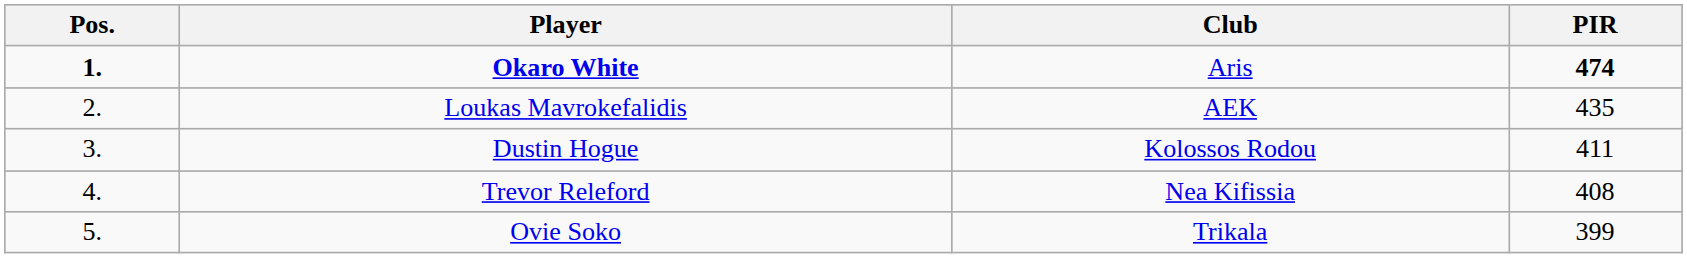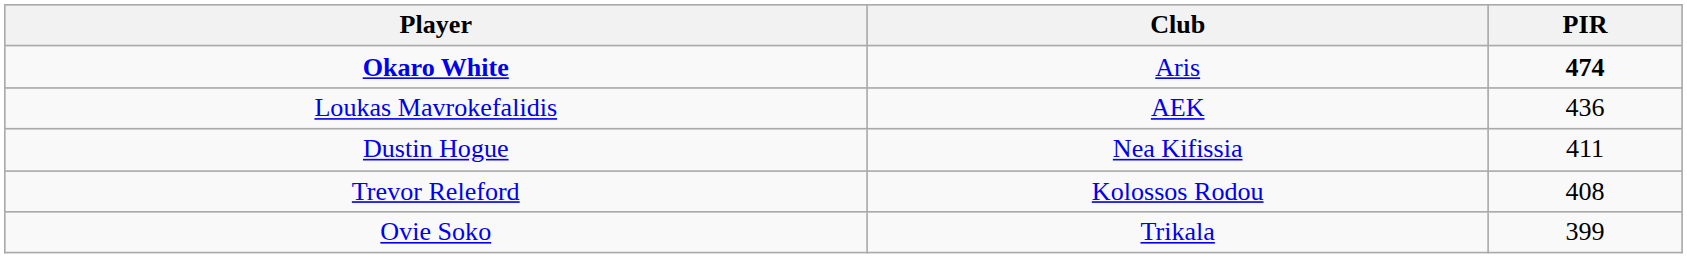- column: (92, 25)
(1595, 107) 435 -> (1585, 107) 436
(1230, 149) Kolossos Rodou -> (1178, 149) Nea Kifissia
(1230, 190) Nea Kifissia -> (1178, 190) Kolossos Rodou
